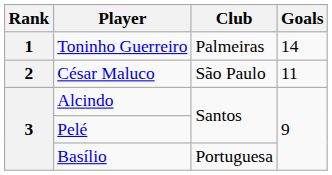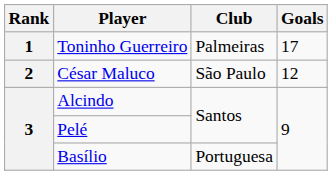(290, 45) 14 -> (290, 45) 17
(289, 73) 11 -> (290, 73) 12
